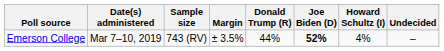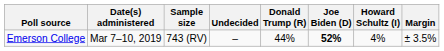columns swapped: (228, 23) <-> (413, 23)
